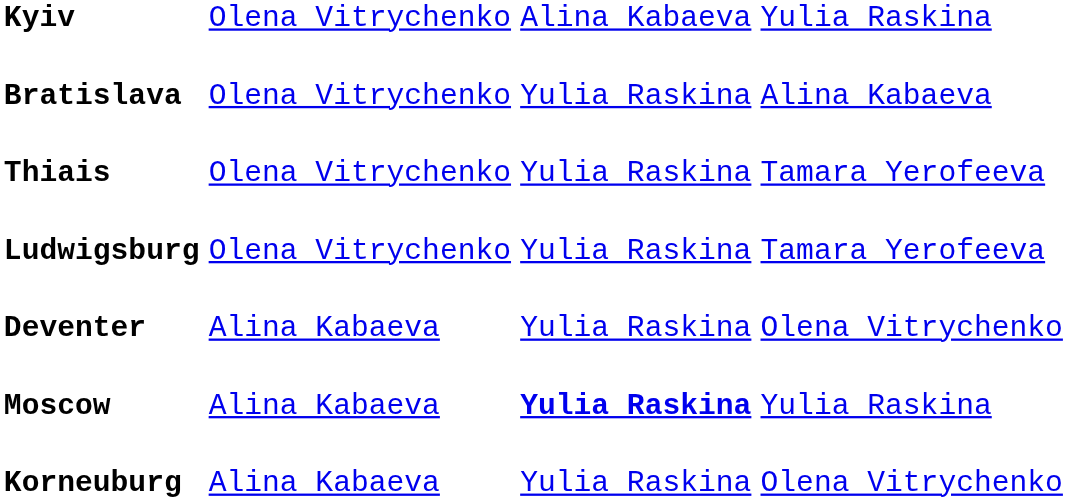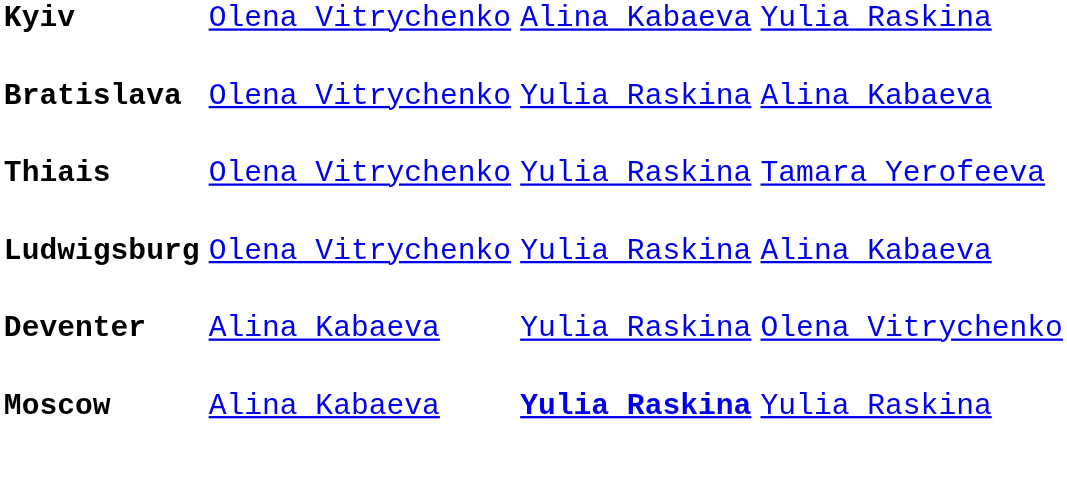(903, 250) Tamara Yerofeeva -> (876, 250) Alina Kabaeva
- row: (93, 482)
